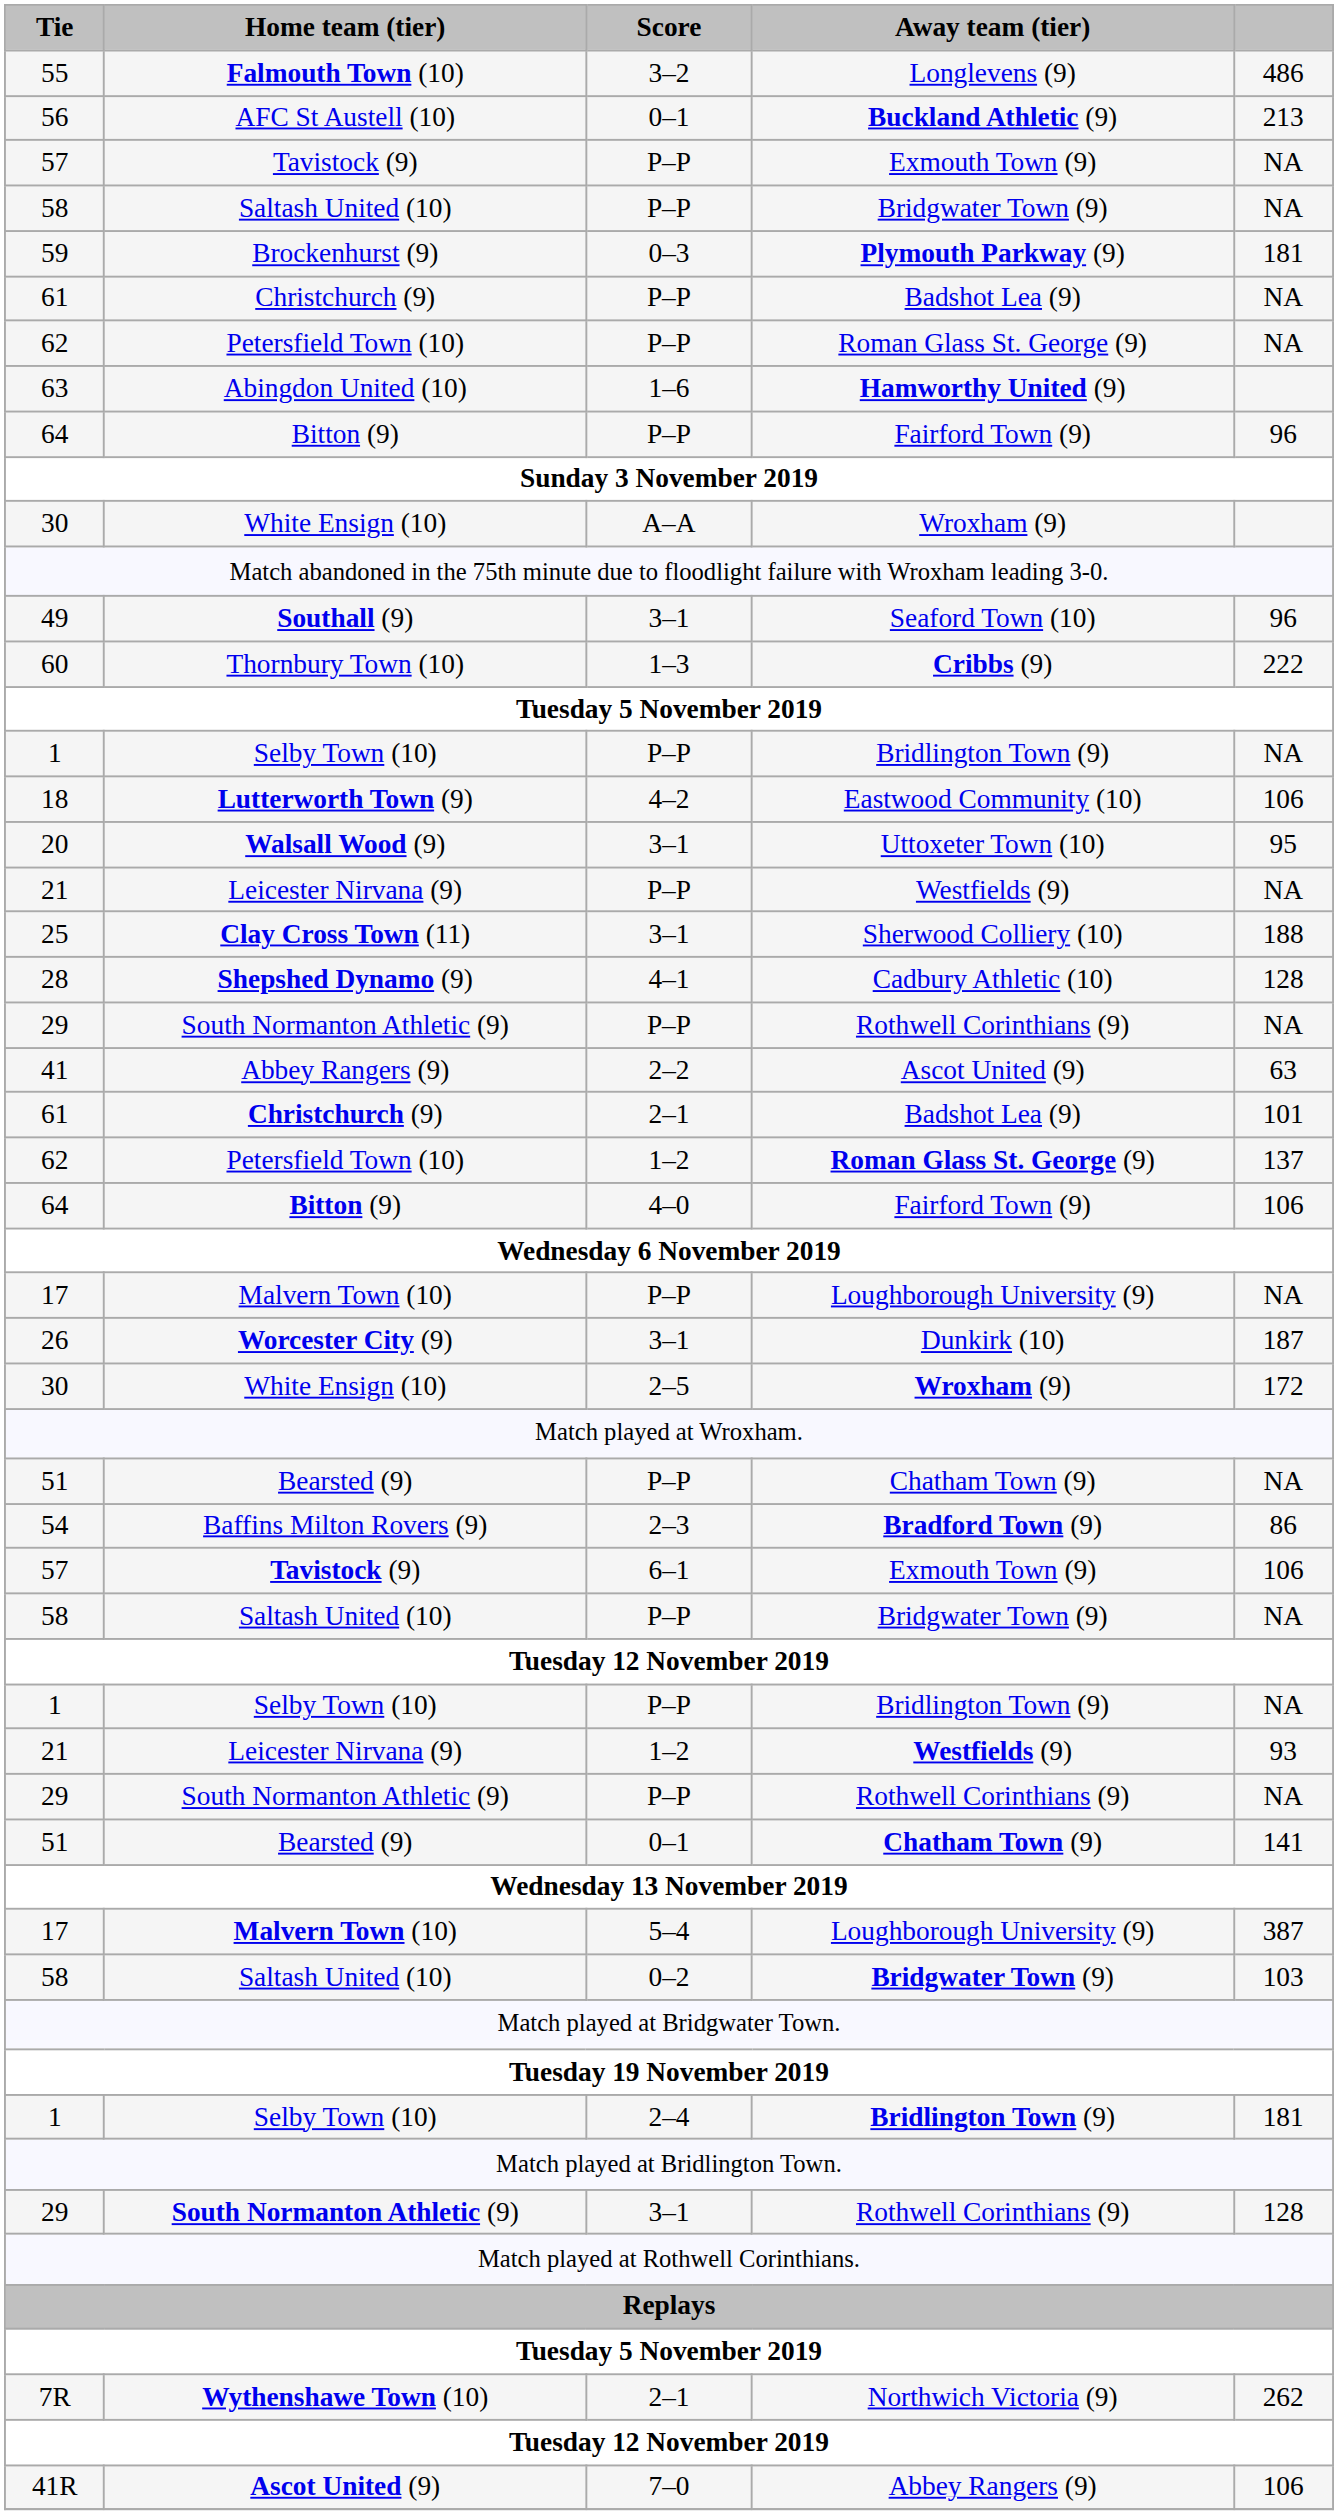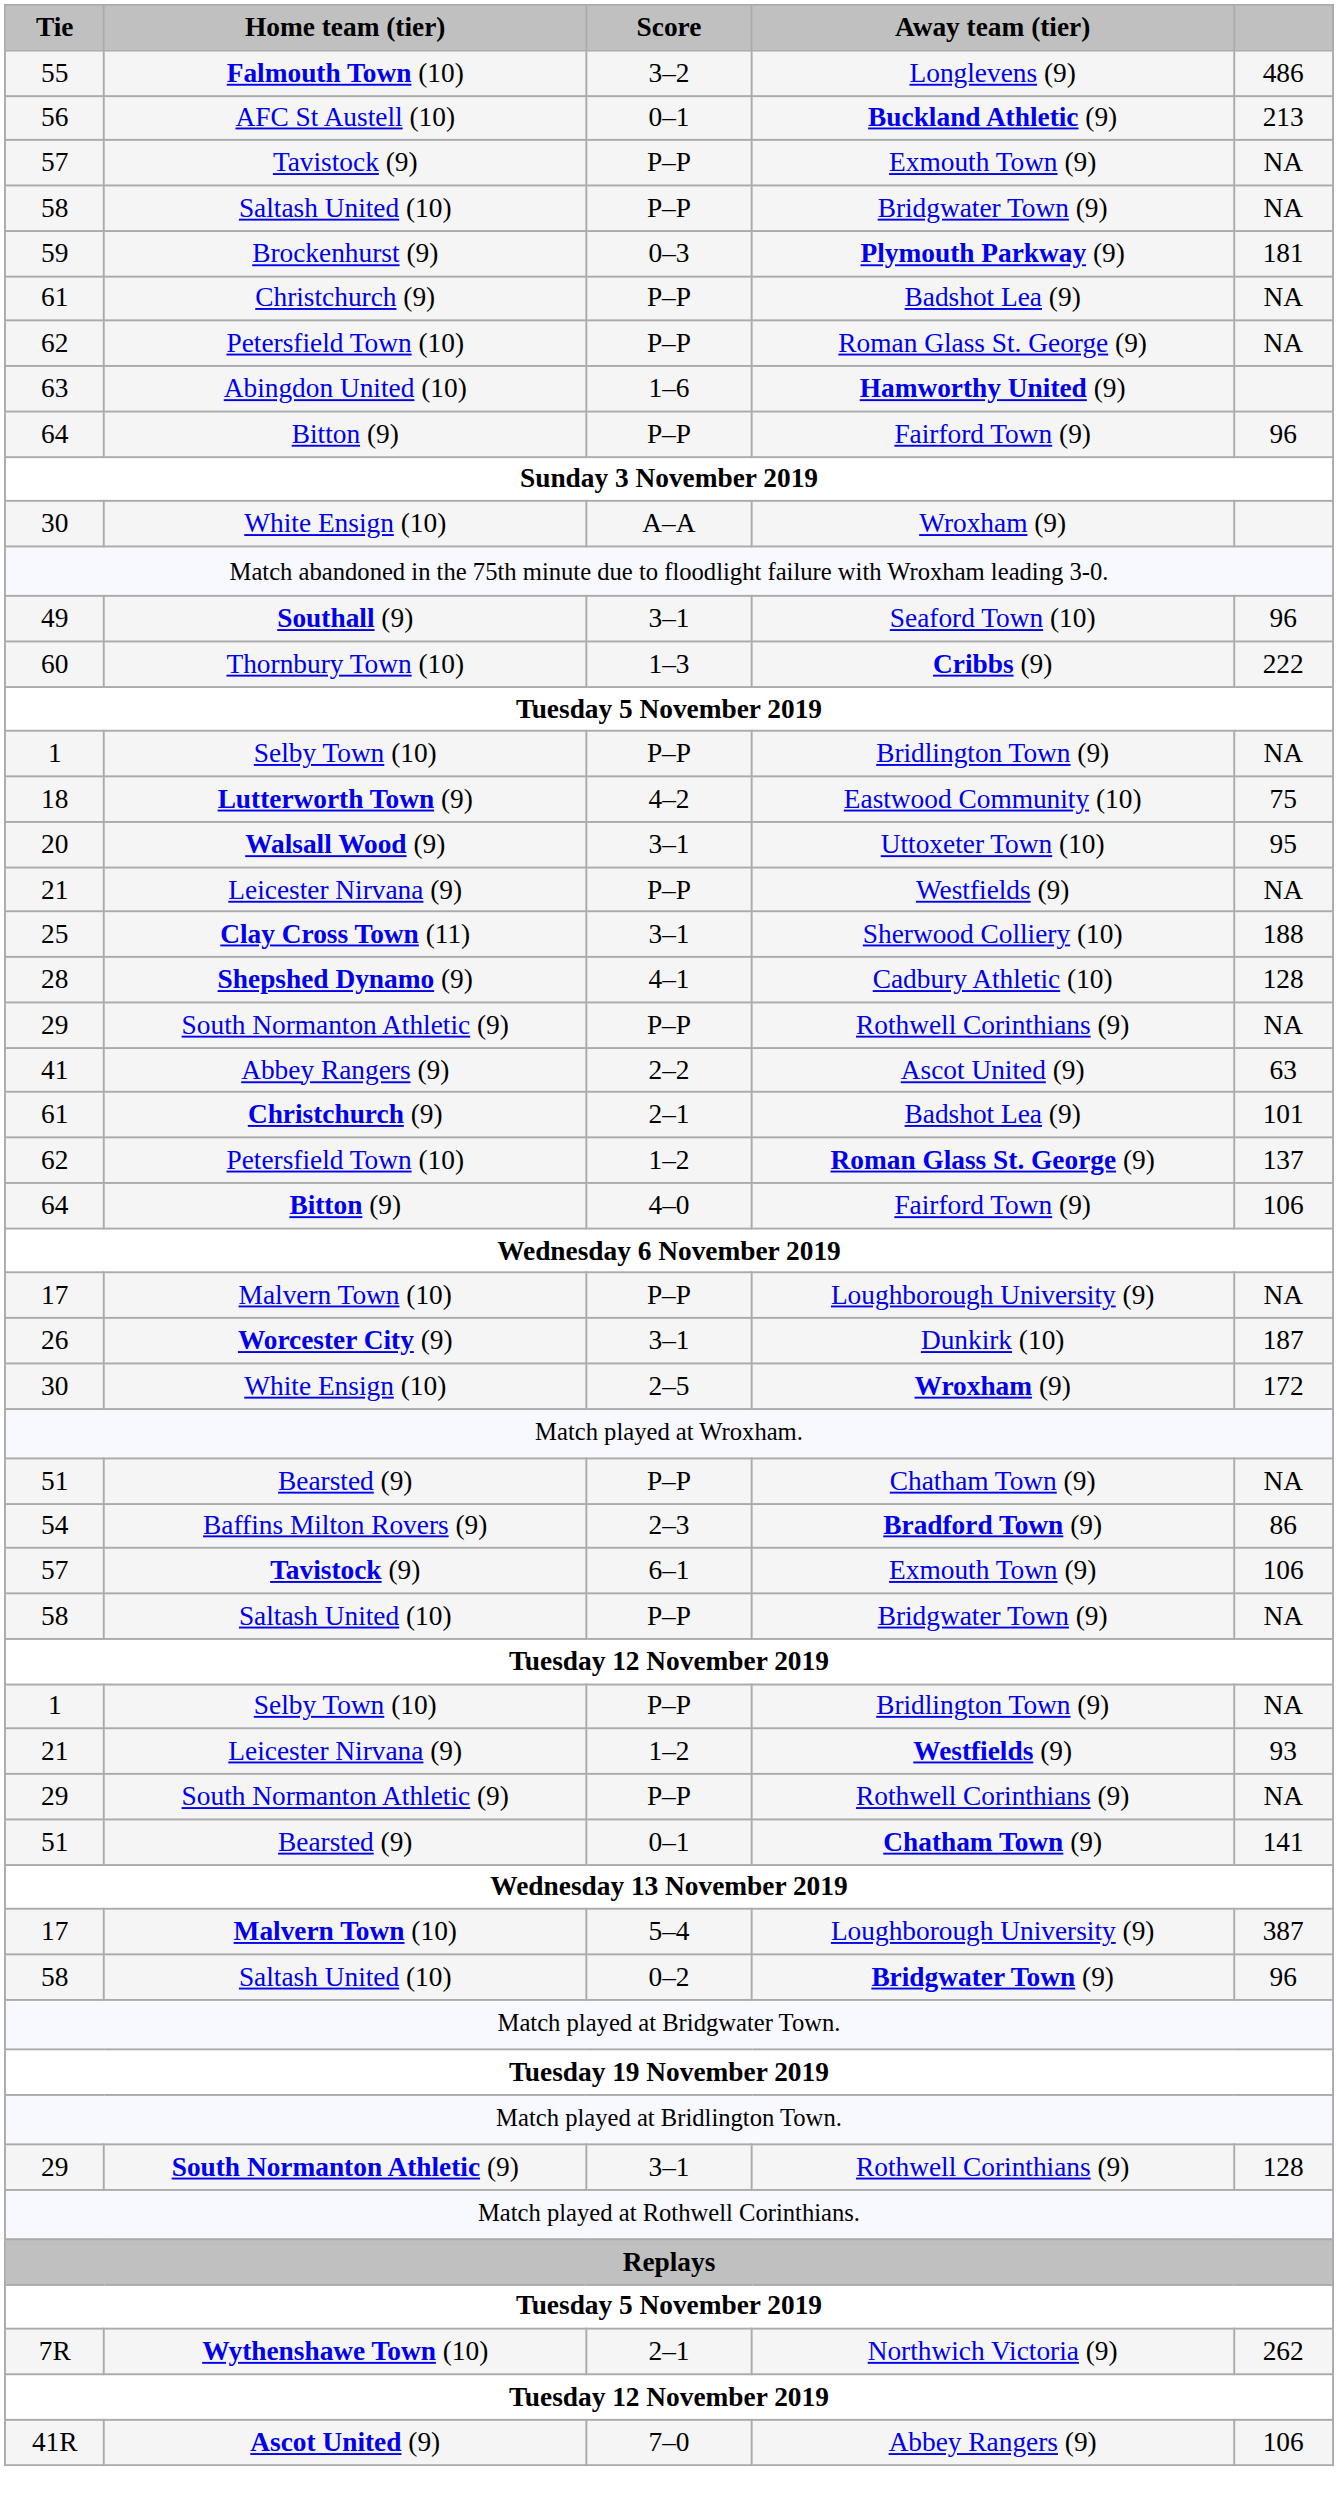(1283, 799) 106 -> (1283, 799) 75
(1283, 1976) 103 -> (1283, 1976) 96
- row: (55, 2116)
